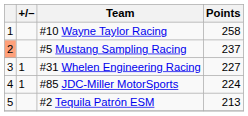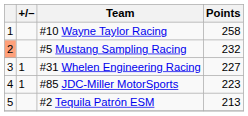(231, 49) 237 -> (231, 49) 232
(231, 85) 224 -> (231, 85) 223
